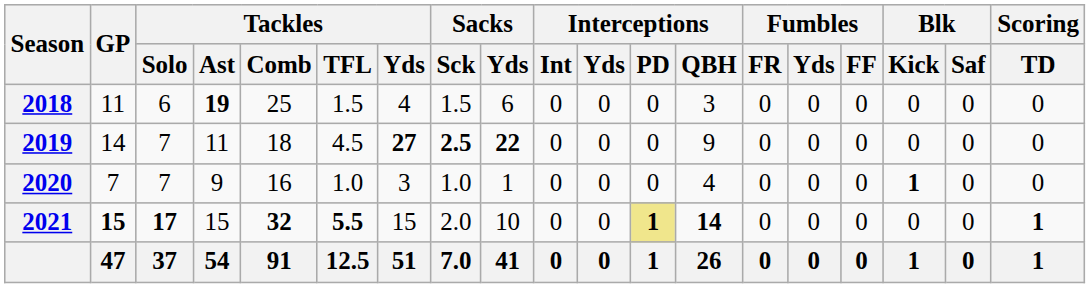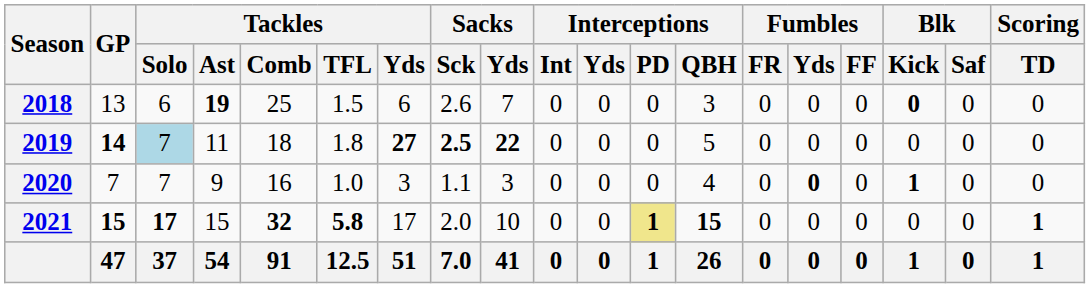(113, 103) 11 -> (113, 103) 13
(404, 103) 4 -> (404, 103) 6
(456, 103) 1.5 -> (456, 103) 2.6
(508, 103) 6 -> (508, 103) 7
(914, 103) normal -> (914, 103) bold
(113, 143) normal -> (113, 143) bold
(165, 143) no background -> (165, 143) lightblue background
(348, 143) 4.5 -> (348, 143) 1.8
(709, 143) 9 -> (709, 143) 5
(456, 182) 1.0 -> (456, 182) 1.1
(508, 182) 1 -> (508, 182) 3
(814, 182) normal -> (814, 182) bold
(348, 222) 5.5 -> (348, 222) 5.8
(404, 222) 15 -> (404, 222) 17
(709, 222) 14 -> (709, 222) 15
